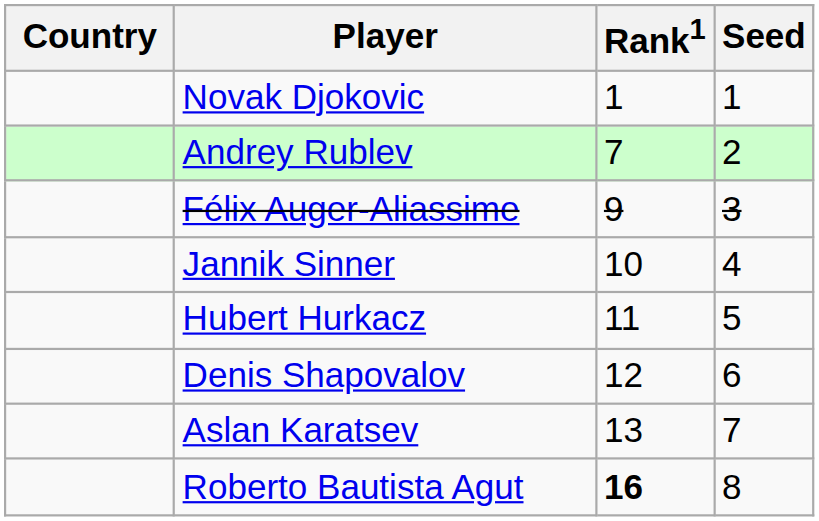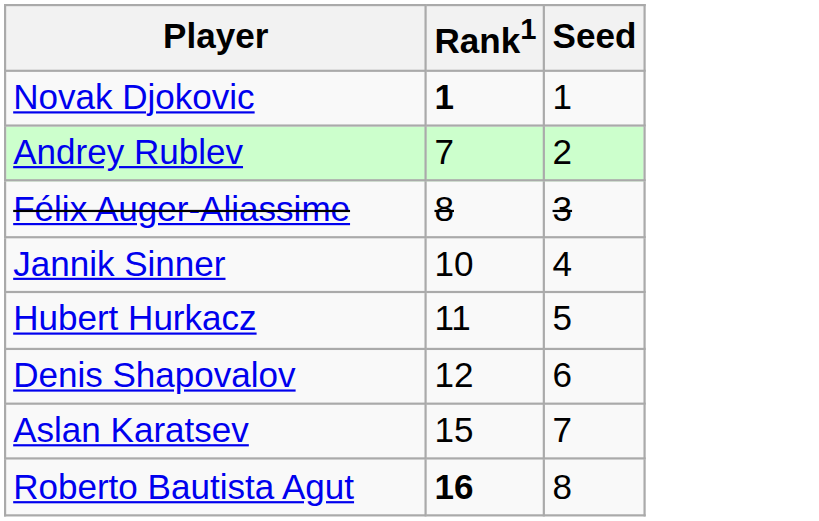- column: (90, 37)
(614, 97) normal -> (444, 97) bold
(614, 208) 9 -> (444, 208) 8
(623, 430) 13 -> (454, 430) 15
